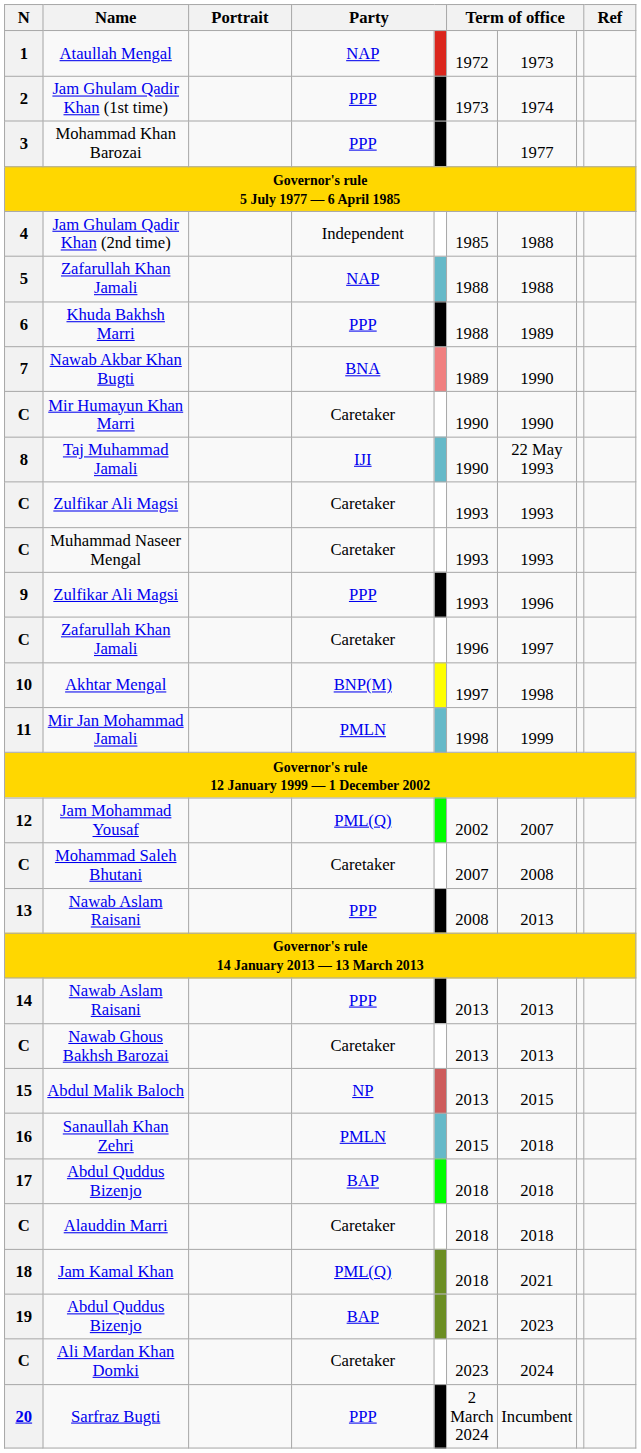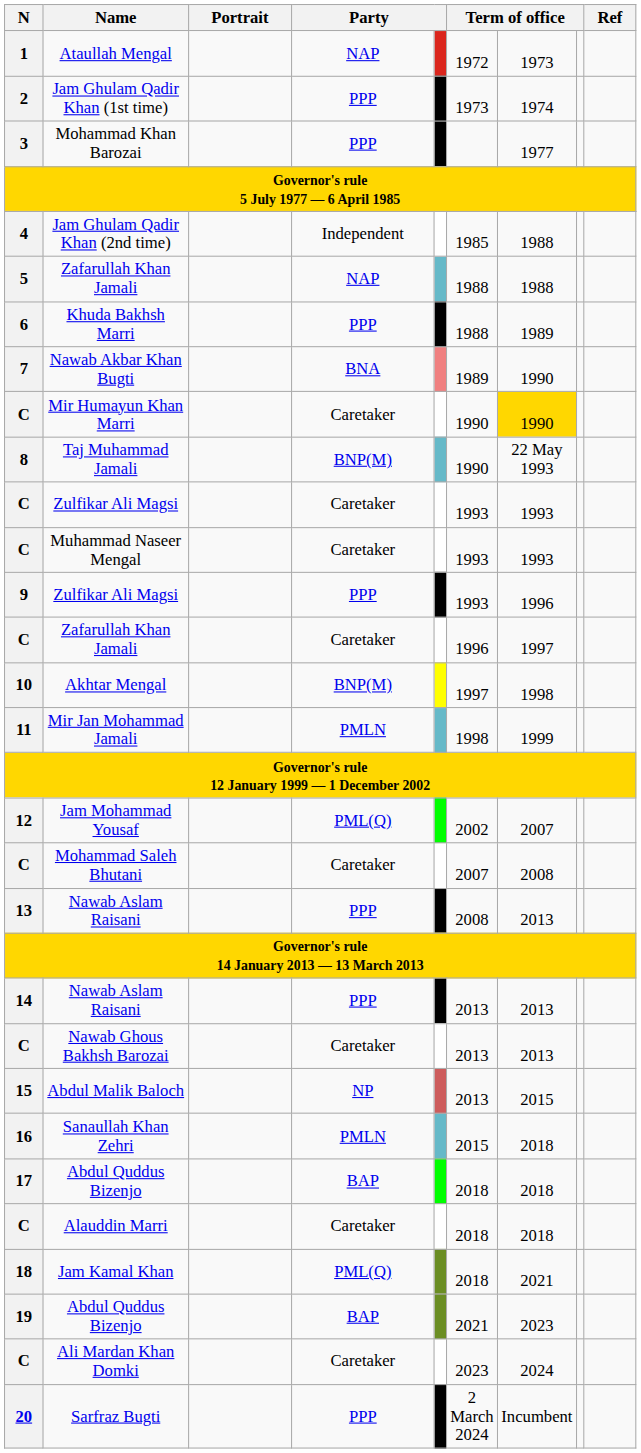(537, 423) no background -> (537, 423) gold background
(363, 459) IJI -> (363, 459) BNP(M)
